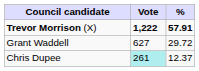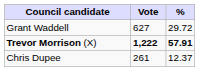rows swapped: (52, 27) <-> (38, 43)
(141, 58) paleturquoise background -> (141, 58) no background
